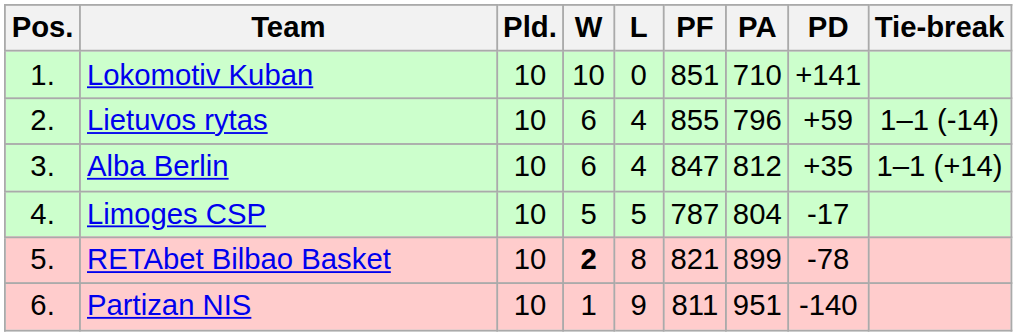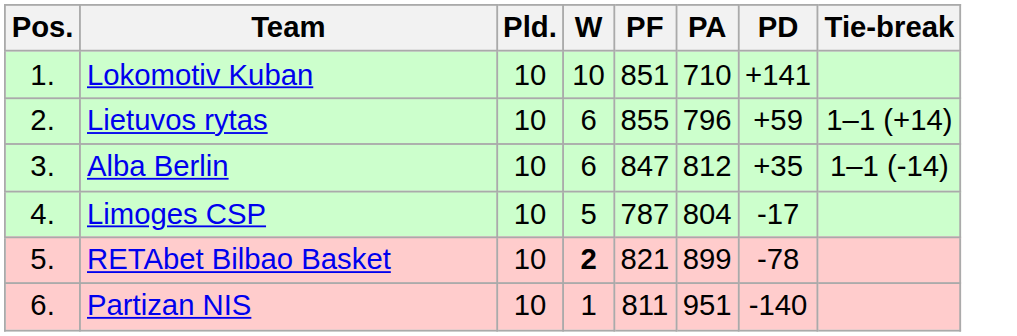- column: (639, 27)
(940, 120) 1–1 (-14) -> (889, 120) 1–1 (+14)
(940, 167) 1–1 (+14) -> (889, 167) 1–1 (-14)
